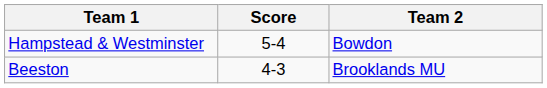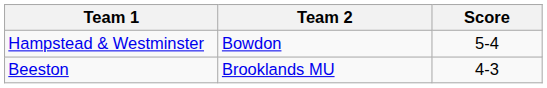columns swapped: (435, 17) <-> (273, 17)
